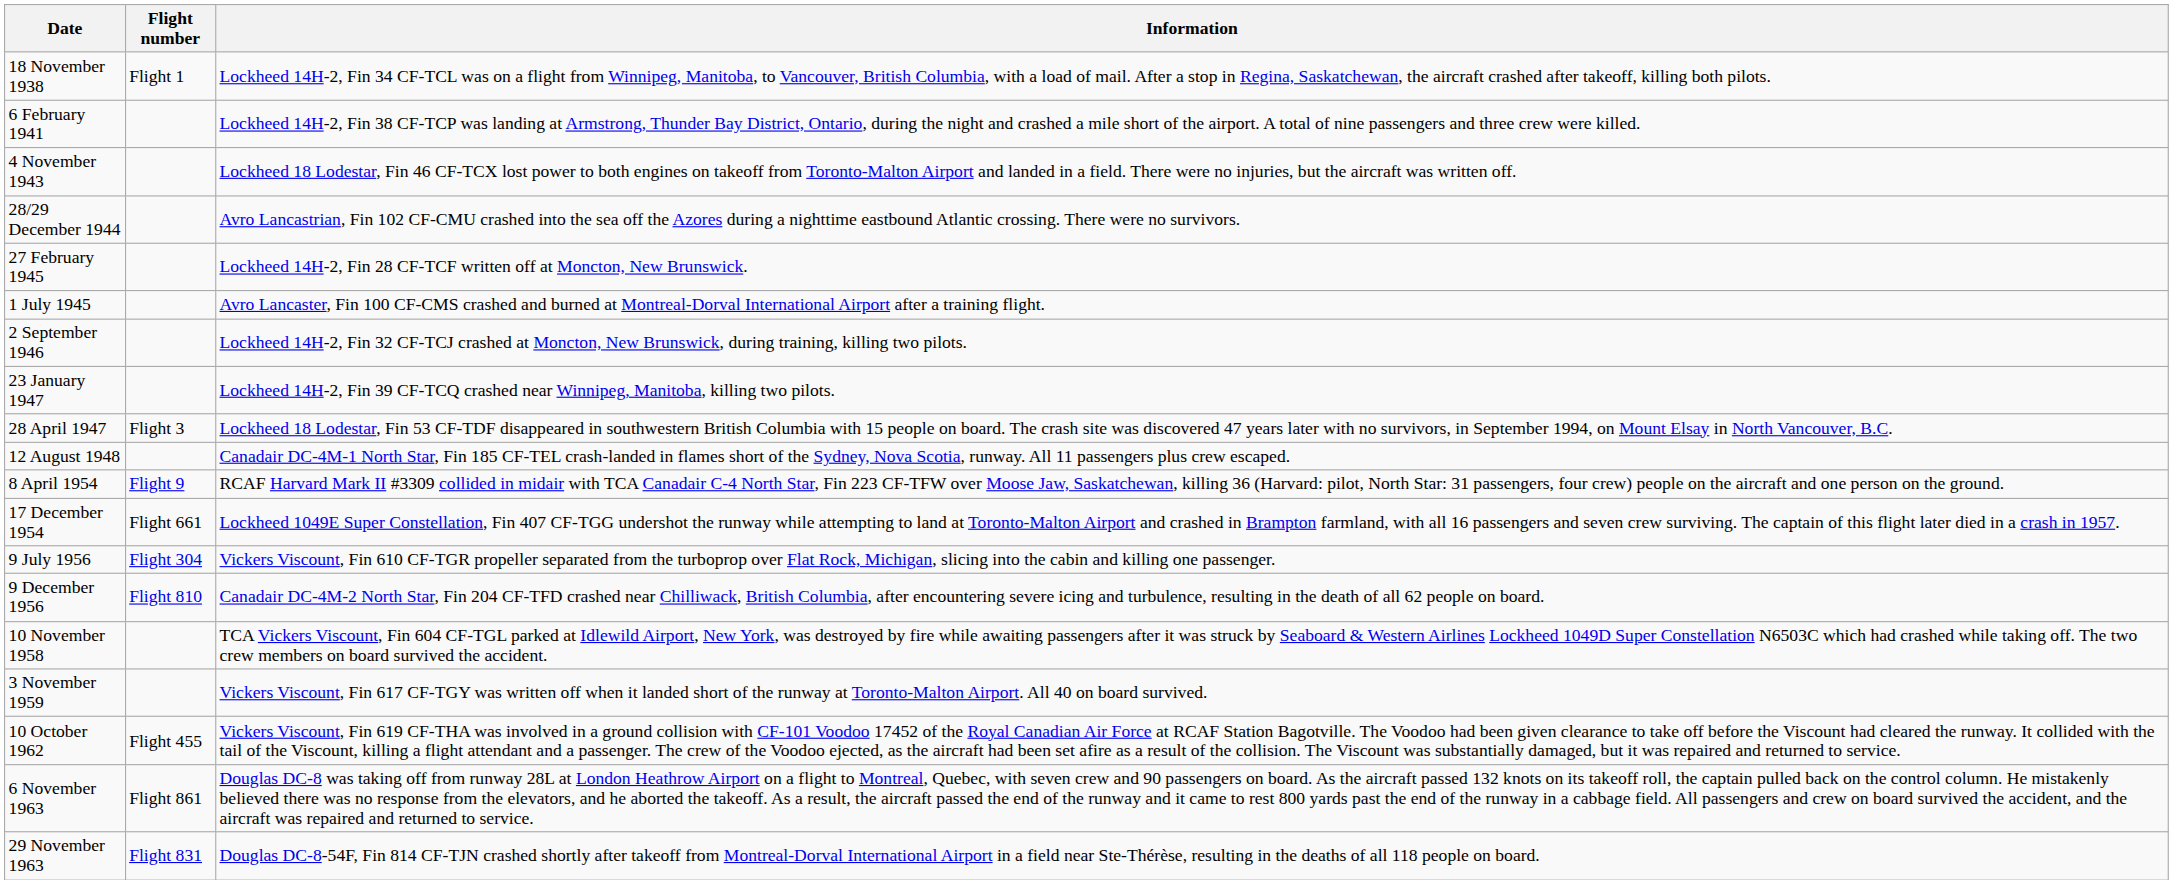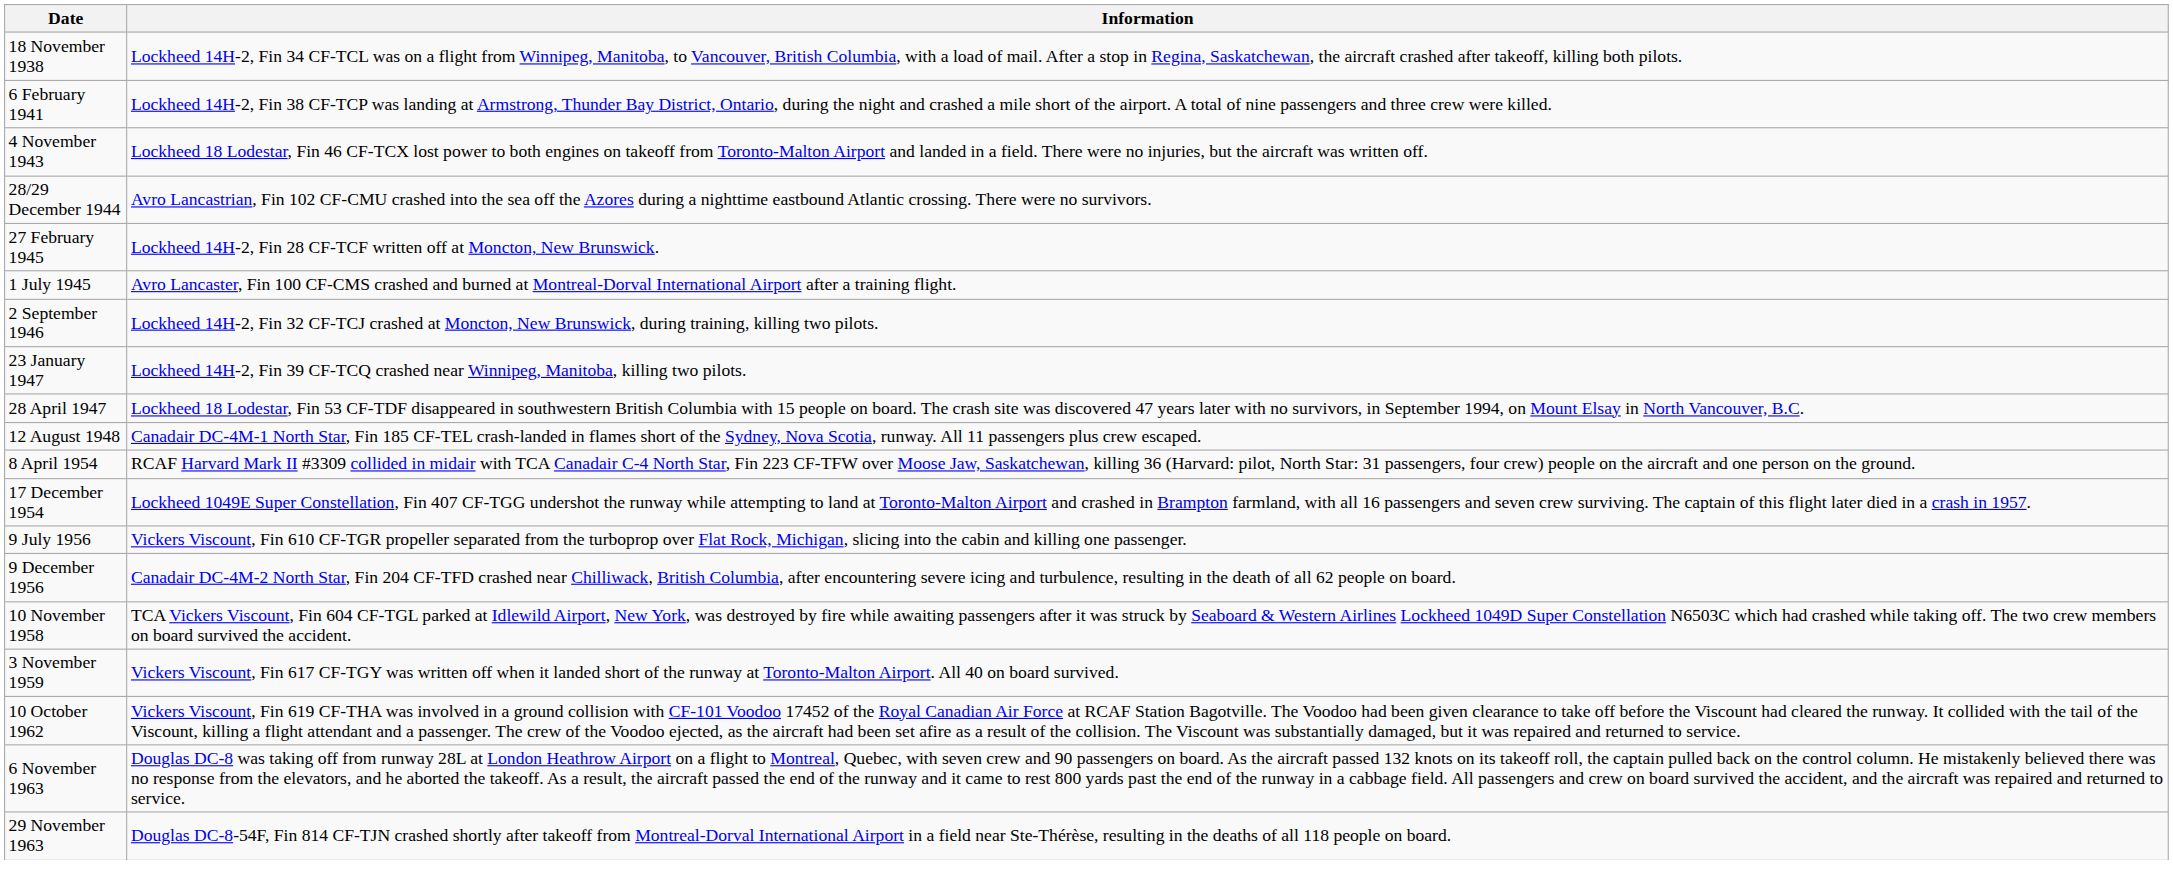- column: (170, 28)
